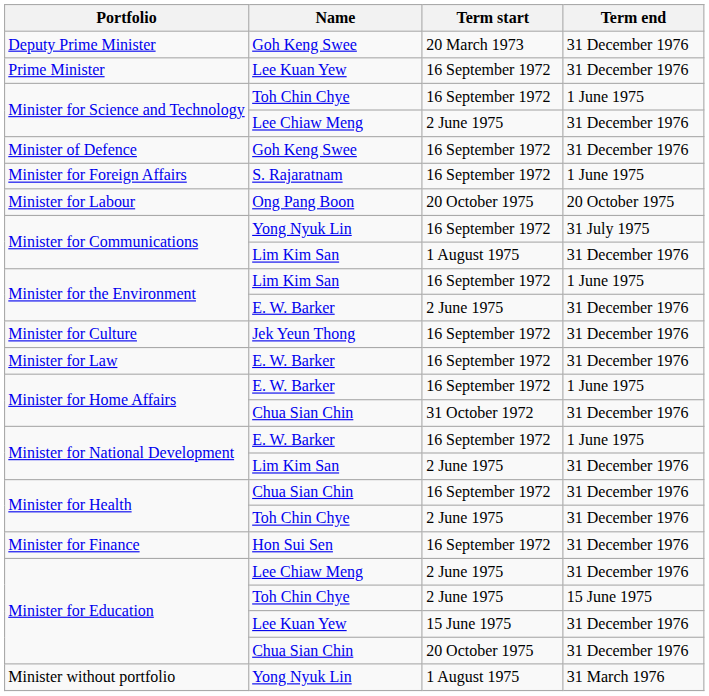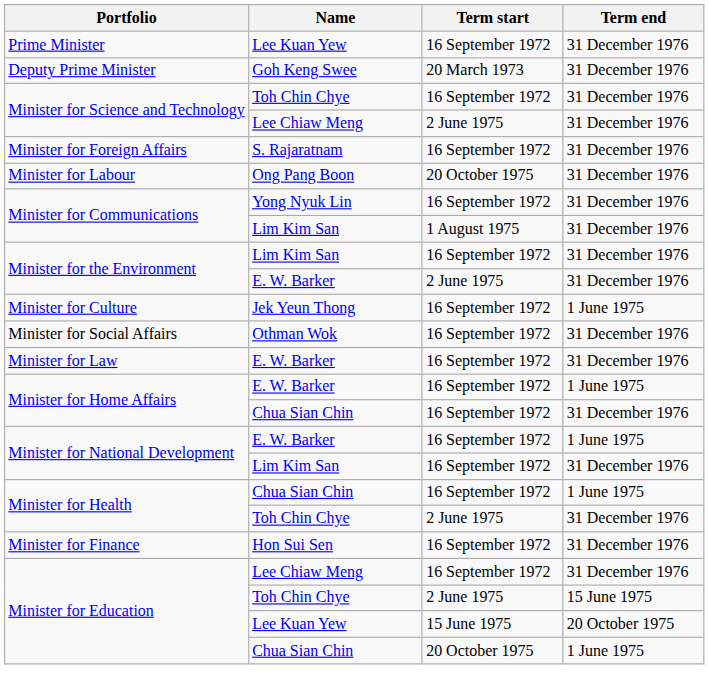rows swapped: (56, 70) <-> (82, 44)
(605, 97) 1 June 1975 -> (628, 97) 31 December 1976
- row: (73, 149)
(605, 176) 1 June 1975 -> (628, 149) 31 December 1976
(621, 202) 20 October 1975 -> (628, 176) 31 December 1976
(608, 228) 31 July 1975 -> (628, 202) 31 December 1976
(605, 281) 1 June 1975 -> (628, 255) 31 December 1976
(628, 334) 31 December 1976 -> (605, 308) 1 June 1975
+ row: (93, 334)
(480, 413) 31 October 1972 -> (488, 413) 16 September 1972
(465, 466) 2 June 1975 -> (488, 466) 16 September 1972
(628, 492) 31 December 1976 -> (605, 492) 1 June 1975
(465, 571) 2 June 1975 -> (488, 571) 16 September 1972
(628, 624) 31 December 1976 -> (621, 624) 20 October 1975
(628, 650) 31 December 1976 -> (605, 650) 1 June 1975
- row: (92, 677)
